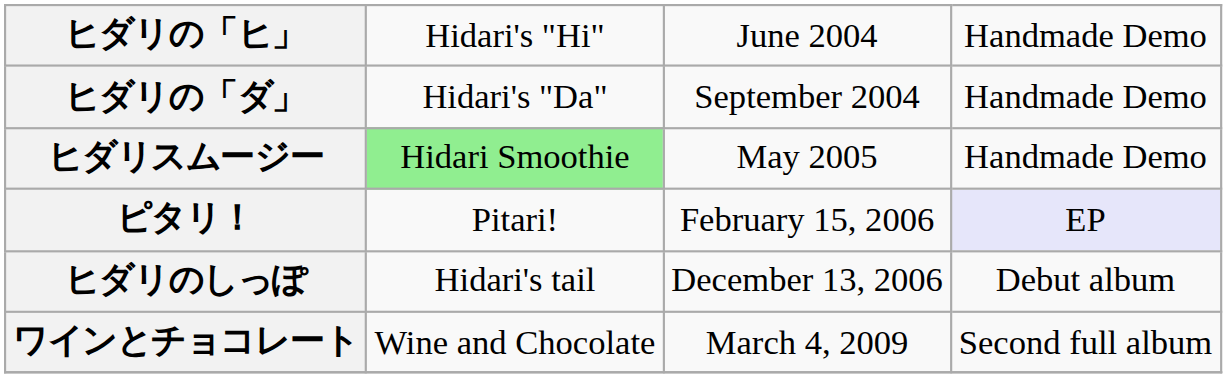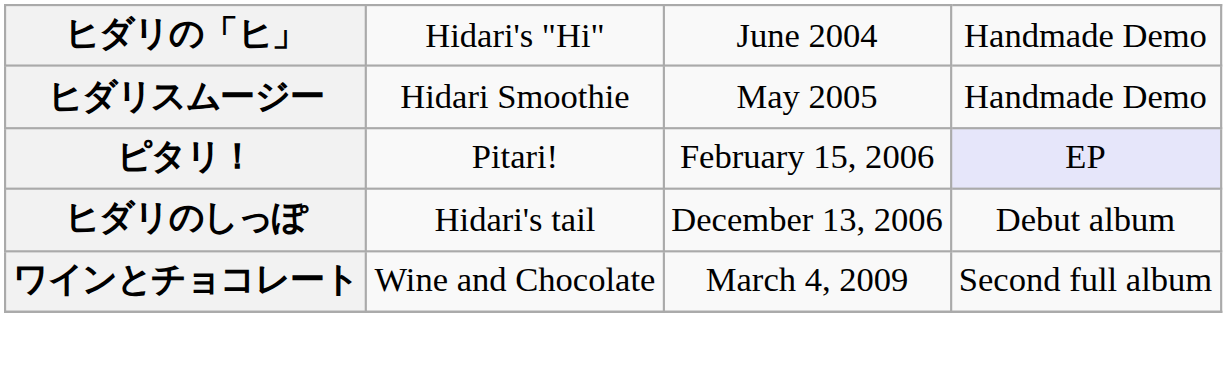- row: (186, 95)
(515, 157) lightgreen background -> (515, 96) no background
